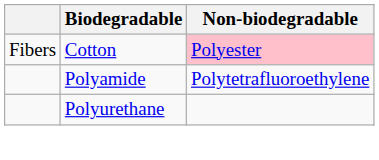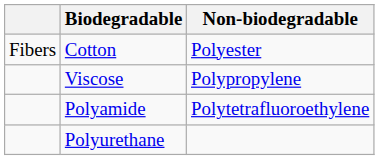(226, 49) pink background -> (226, 49) no background
+ row: (94, 79)
